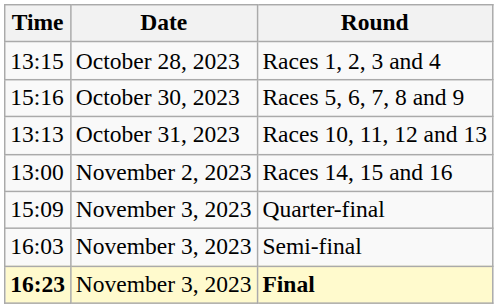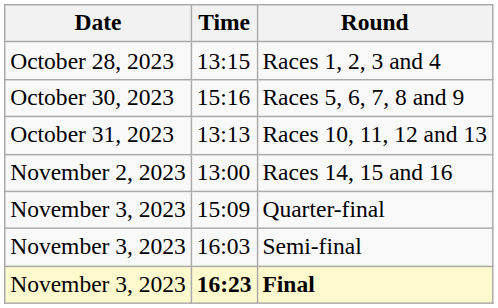columns swapped: (164, 23) <-> (38, 23)
